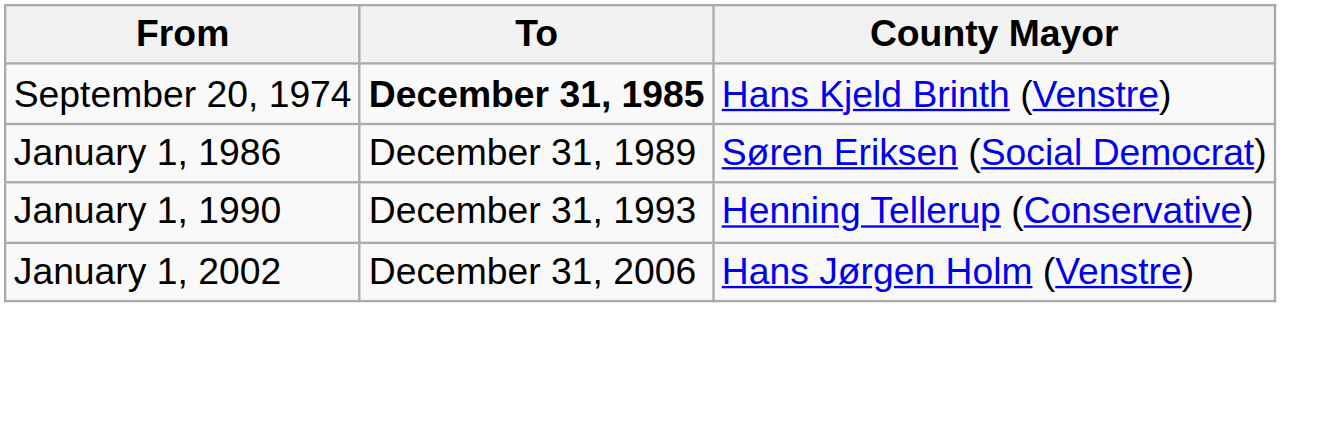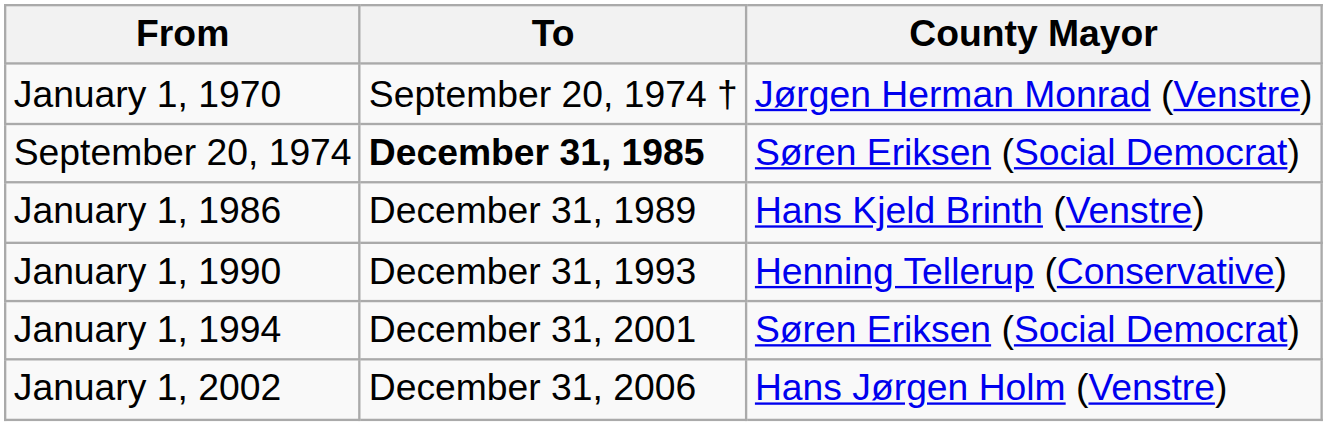+ row: (147, 93)
(947, 93) Hans Kjeld Brinth (Venstre) -> (1027, 152) Søren Eriksen (Social Democrat)
(994, 152) Søren Eriksen (Social Democrat) -> (980, 211) Hans Kjeld Brinth (Venstre)
+ row: (147, 329)
